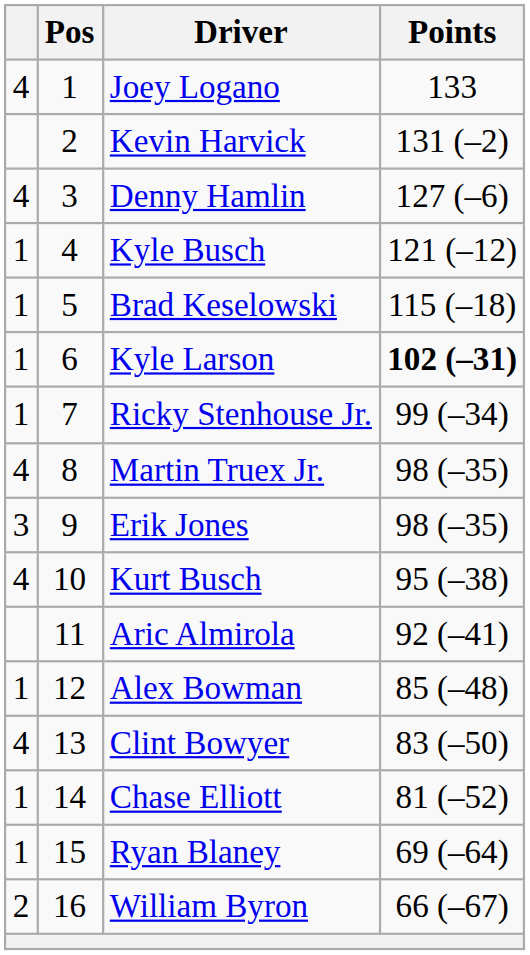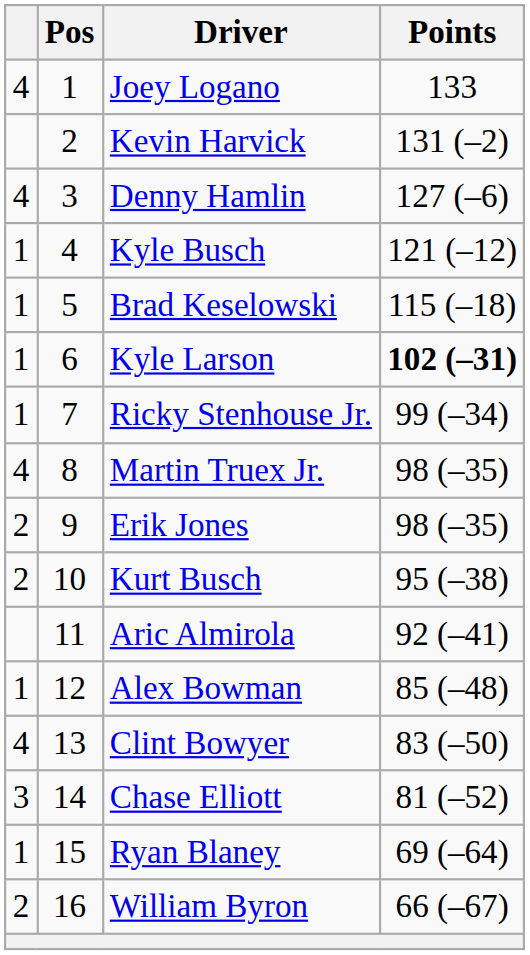(21, 523) 3 -> (21, 523) 2
(21, 578) 4 -> (21, 578) 2
(21, 796) 1 -> (21, 796) 3
